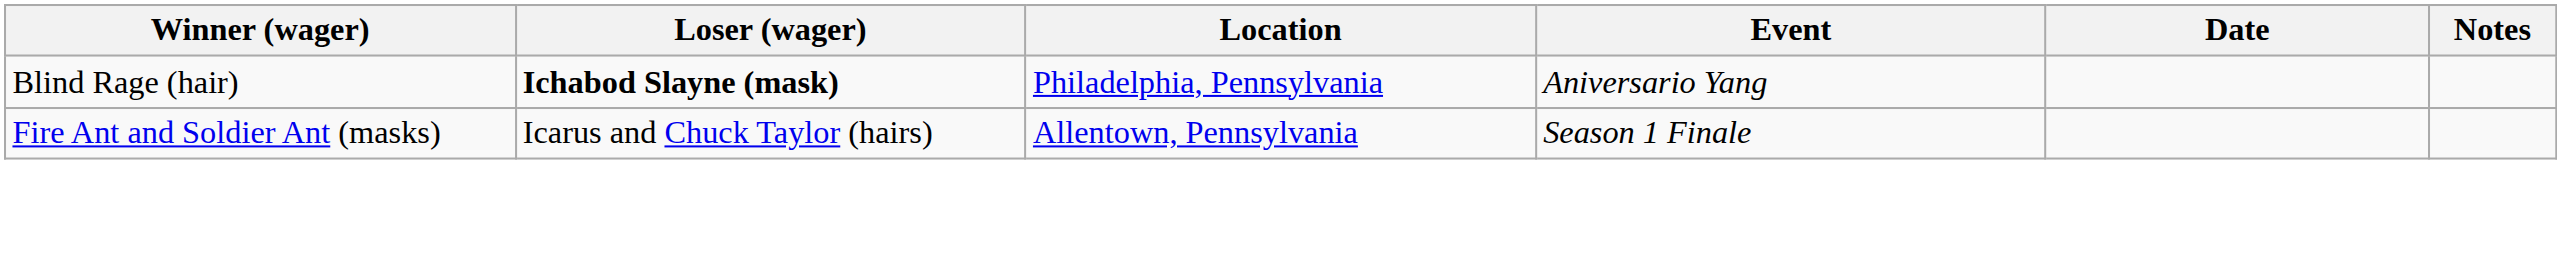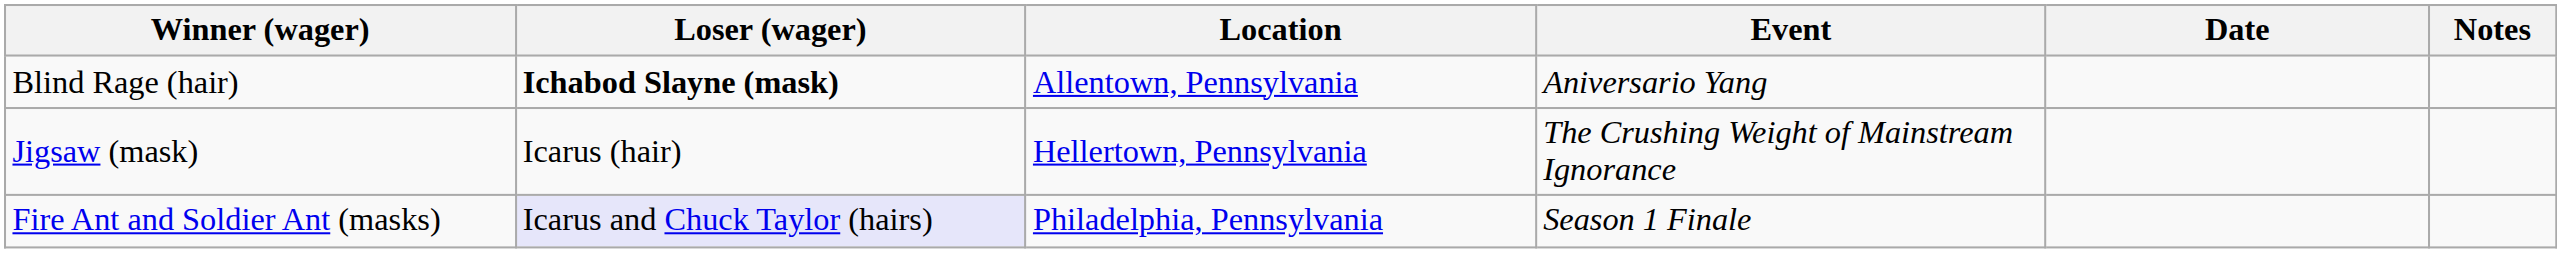(1208, 81) Philadelphia, Pennsylvania -> (1195, 81) Allentown, Pennsylvania
+ row: (105, 150)
(728, 132) no background -> (728, 220) lavender background
(1195, 132) Allentown, Pennsylvania -> (1208, 220) Philadelphia, Pennsylvania
